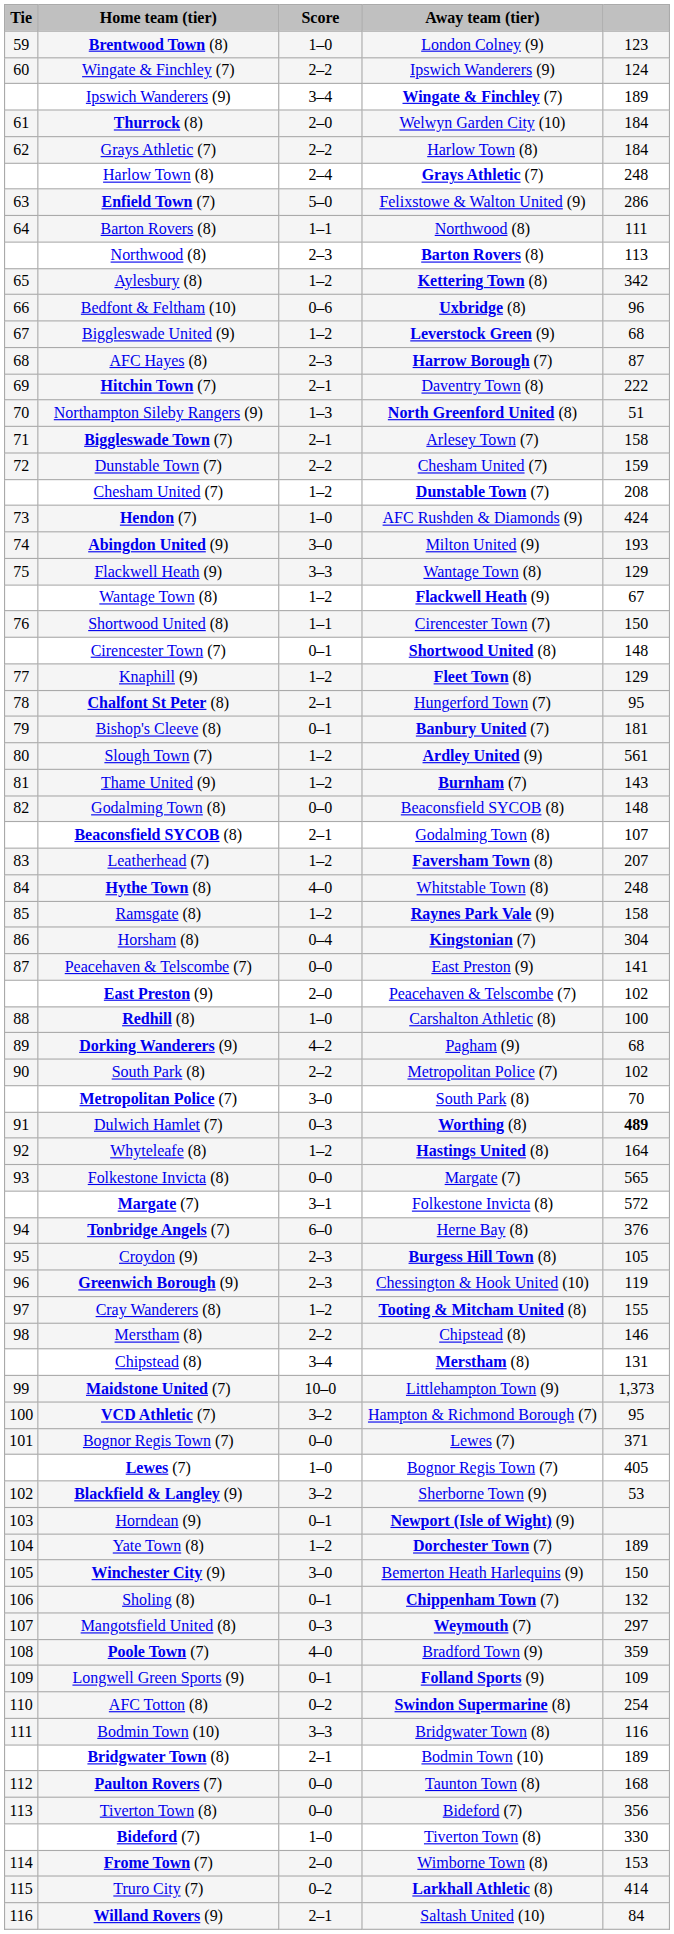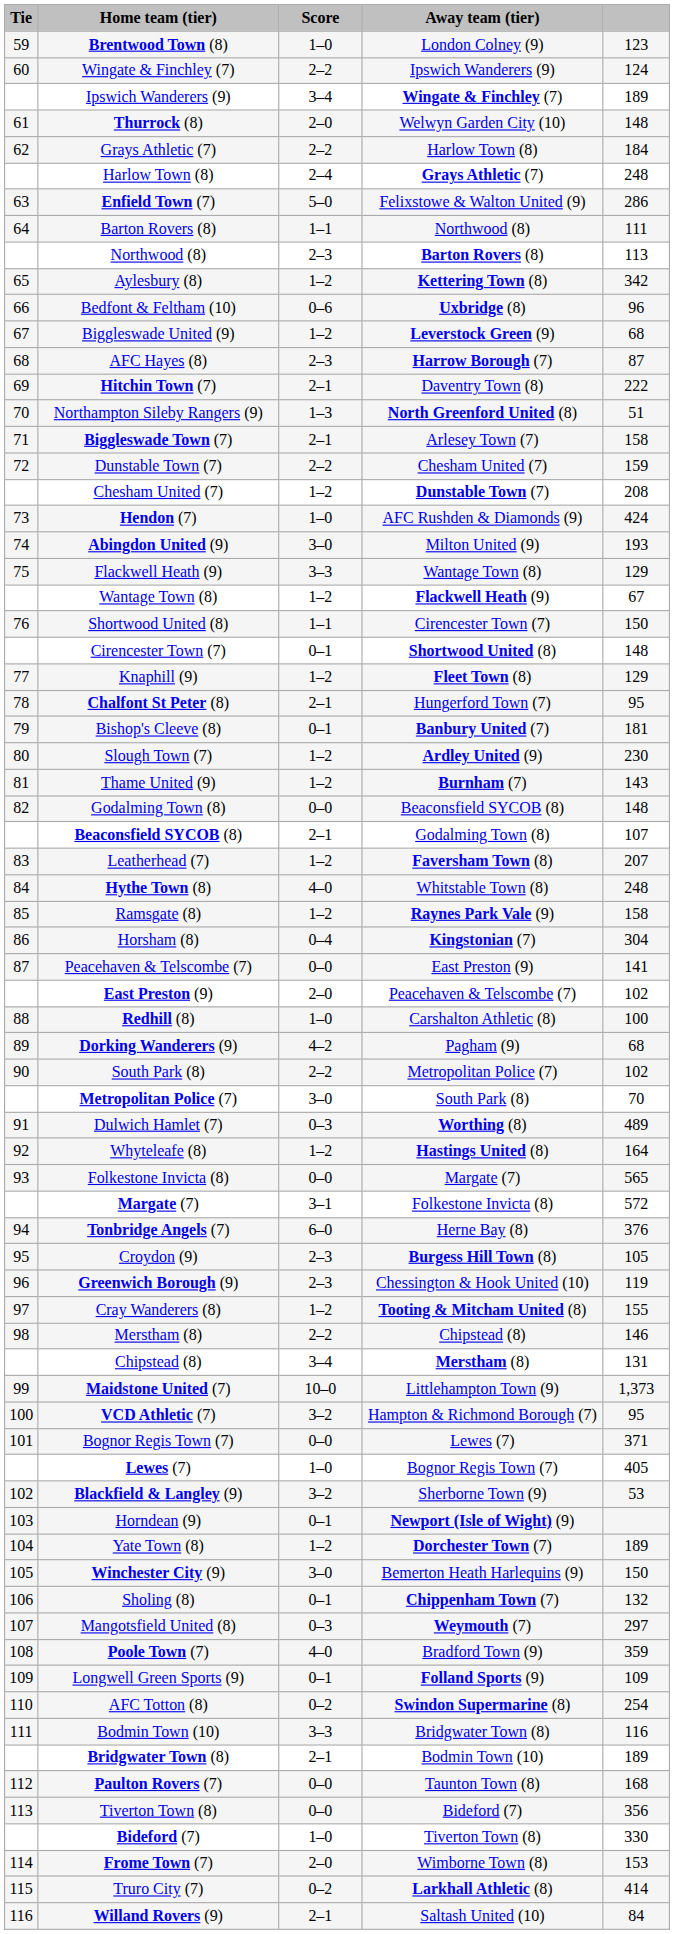(636, 123) 184 -> (636, 123) 148
(636, 756) 561 -> (636, 756) 230
(636, 1125) bold -> (636, 1125) normal
